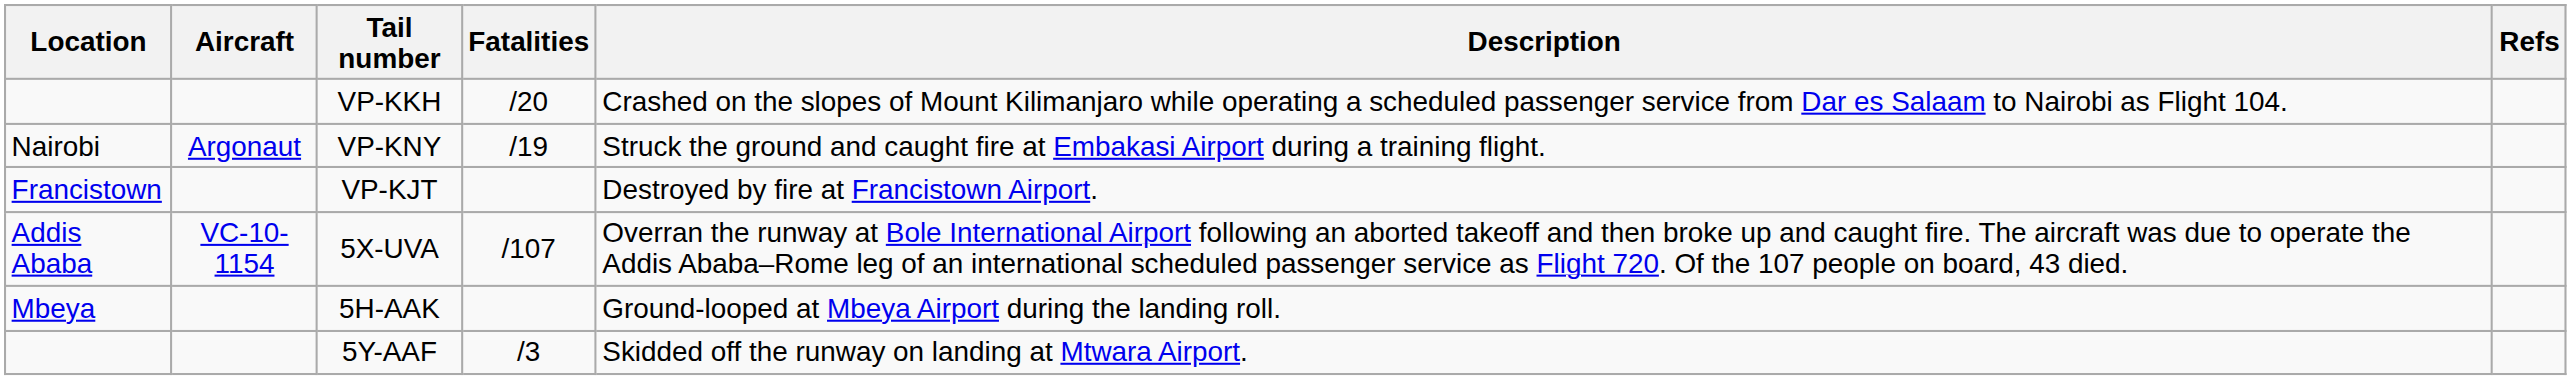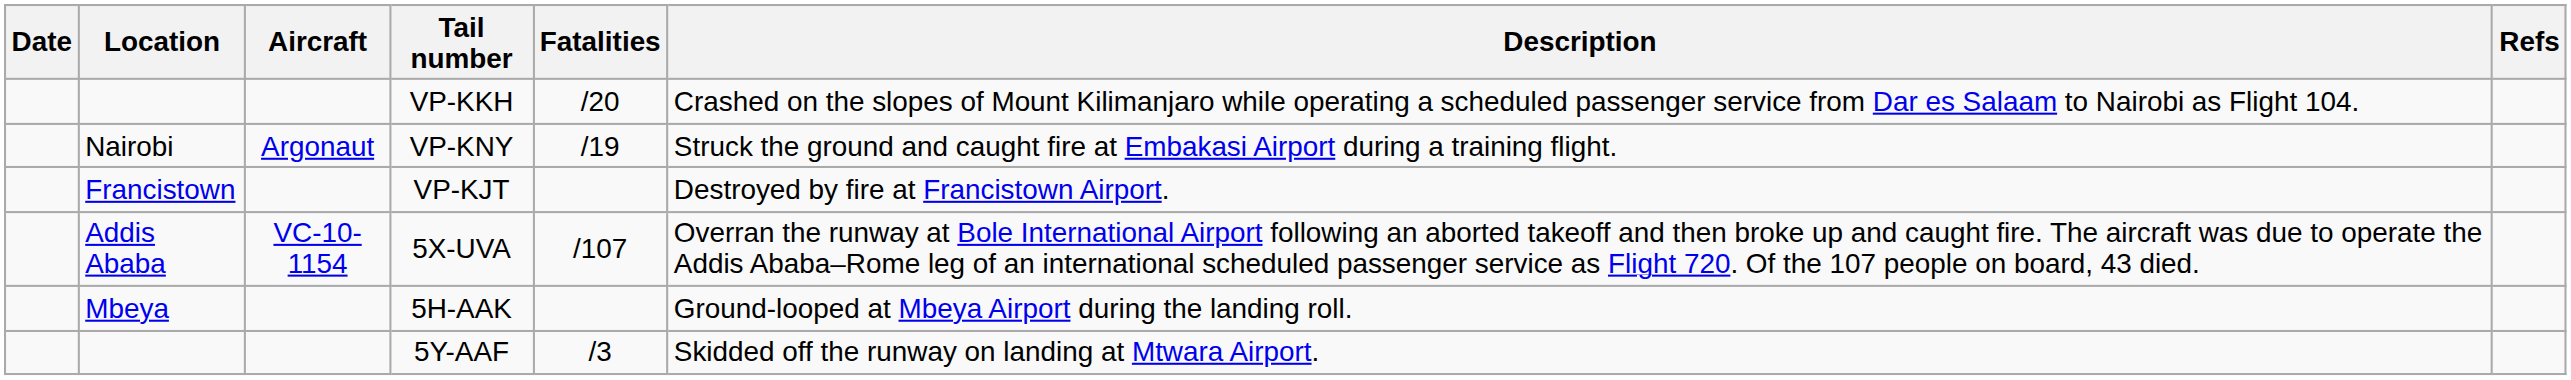+ column: (42, 42)
